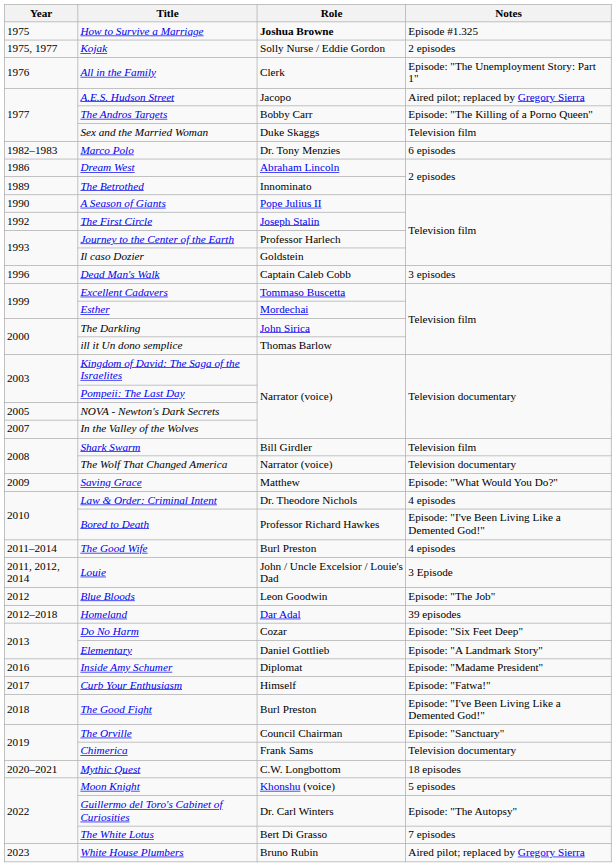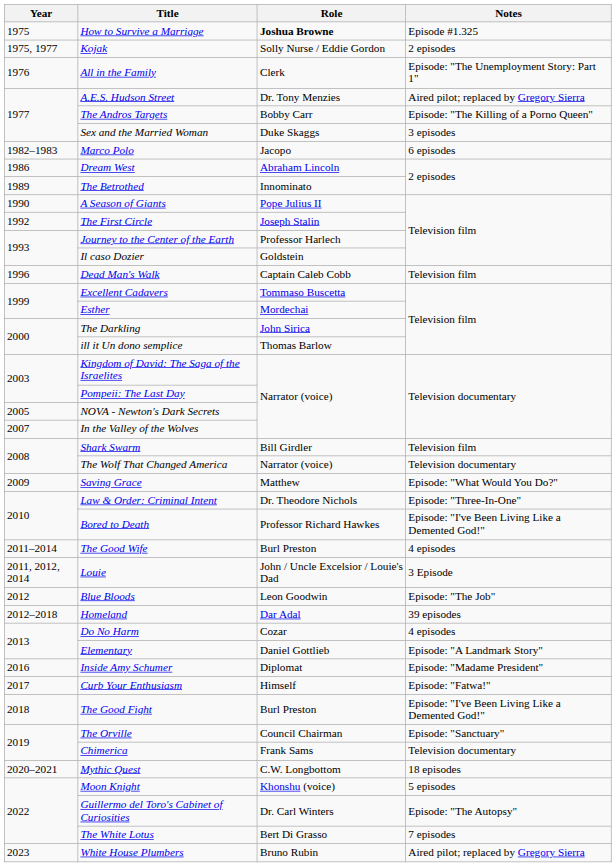(276, 97) Jacopo -> (300, 97) Dr. Tony Menzies
(442, 132) Television film -> (432, 132) 3 episodes
(300, 150) Dr. Tony Menzies -> (276, 150) Jacopo
(432, 274) 3 episodes -> (442, 274) Television film
(432, 500) 4 episodes -> (465, 500) Episode: "Three-In-One"
(466, 632) Episode: "Six Feet Deep" -> (432, 632) 4 episodes
